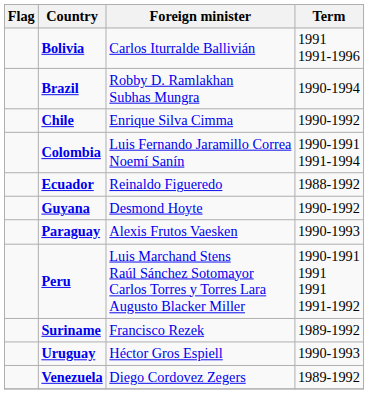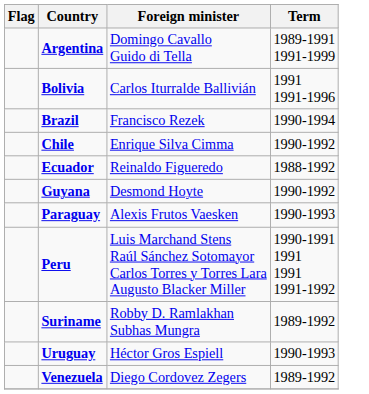+ row: (72, 48)
(171, 88) Robby D. Ramlakhan Subhas Mungra -> (157, 120) Francisco Rezek
- row: (71, 153)
(157, 330) Francisco Rezek -> (172, 321) Robby D. Ramlakhan Subhas Mungra
